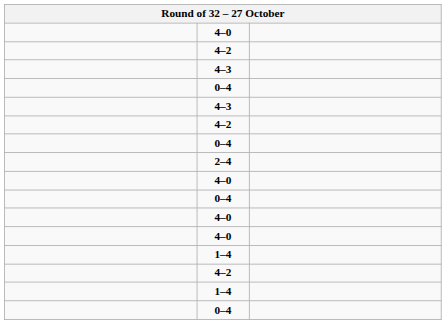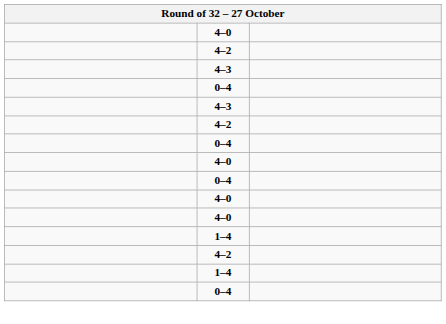- row: (101, 162)
